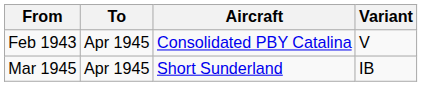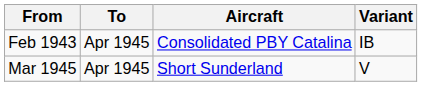(364, 42) V -> (367, 42) IB
(367, 68) IB -> (364, 68) V
